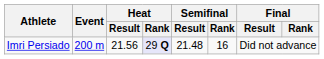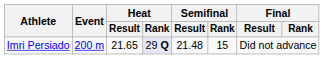(125, 46) 21.56 -> (125, 46) 21.65
(222, 46) 16 -> (222, 46) 15
